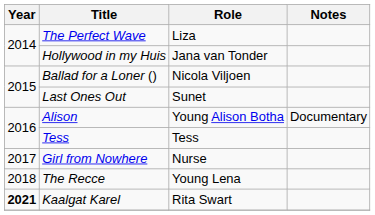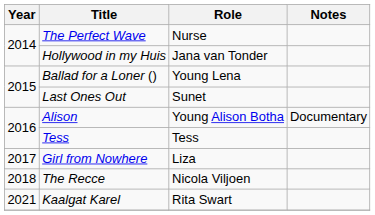(184, 35) Liza -> (189, 35) Nurse
(211, 76) Nicola Viljoen -> (206, 76) Young Lena
(189, 158) Nurse -> (184, 158) Liza
(206, 179) Young Lena -> (211, 179) Nicola Viljoen
(22, 199) bold -> (22, 199) normal
